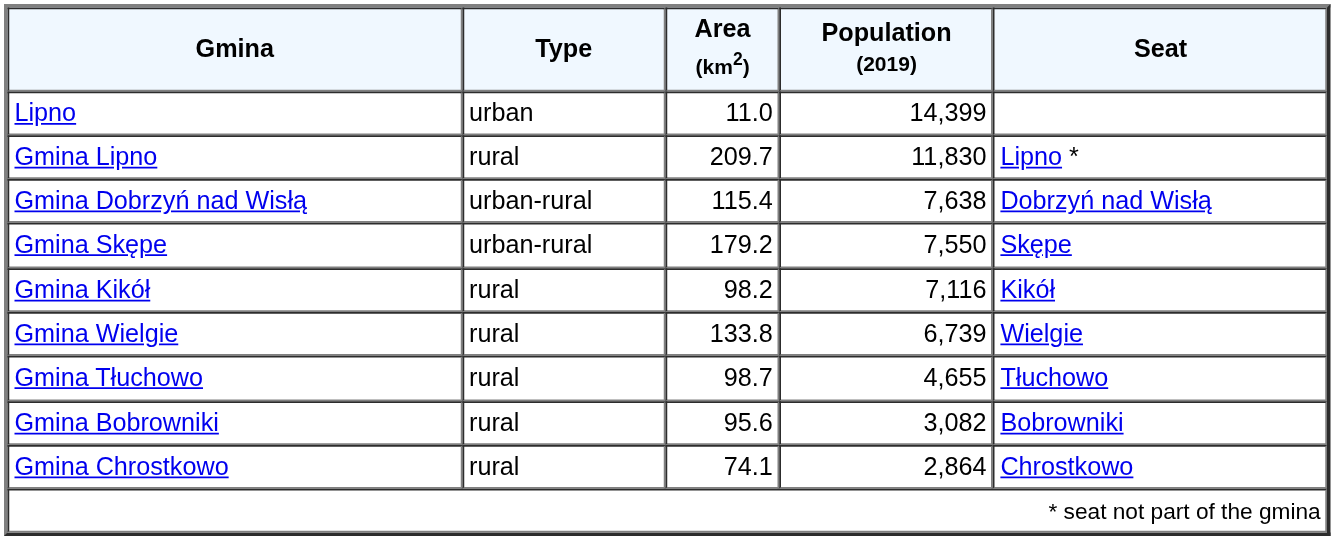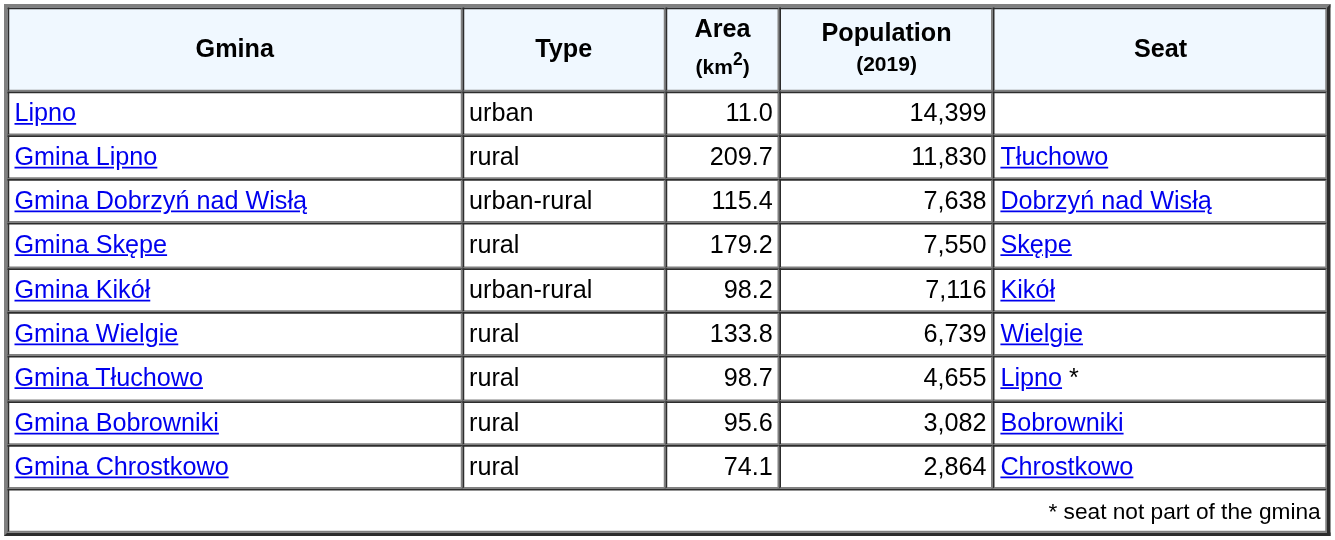(1040, 156) Lipno * -> (1054, 156) Tłuchowo
(531, 244) urban-rural -> (494, 244) rural
(494, 289) rural -> (531, 289) urban-rural
(1054, 377) Tłuchowo -> (1040, 377) Lipno *
